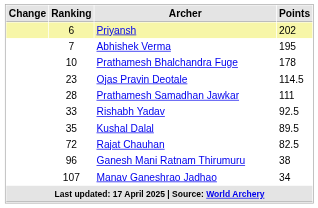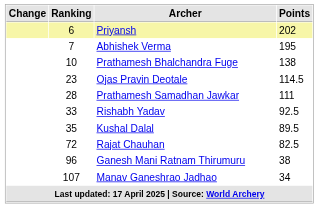(287, 63) 178 -> (287, 63) 138
